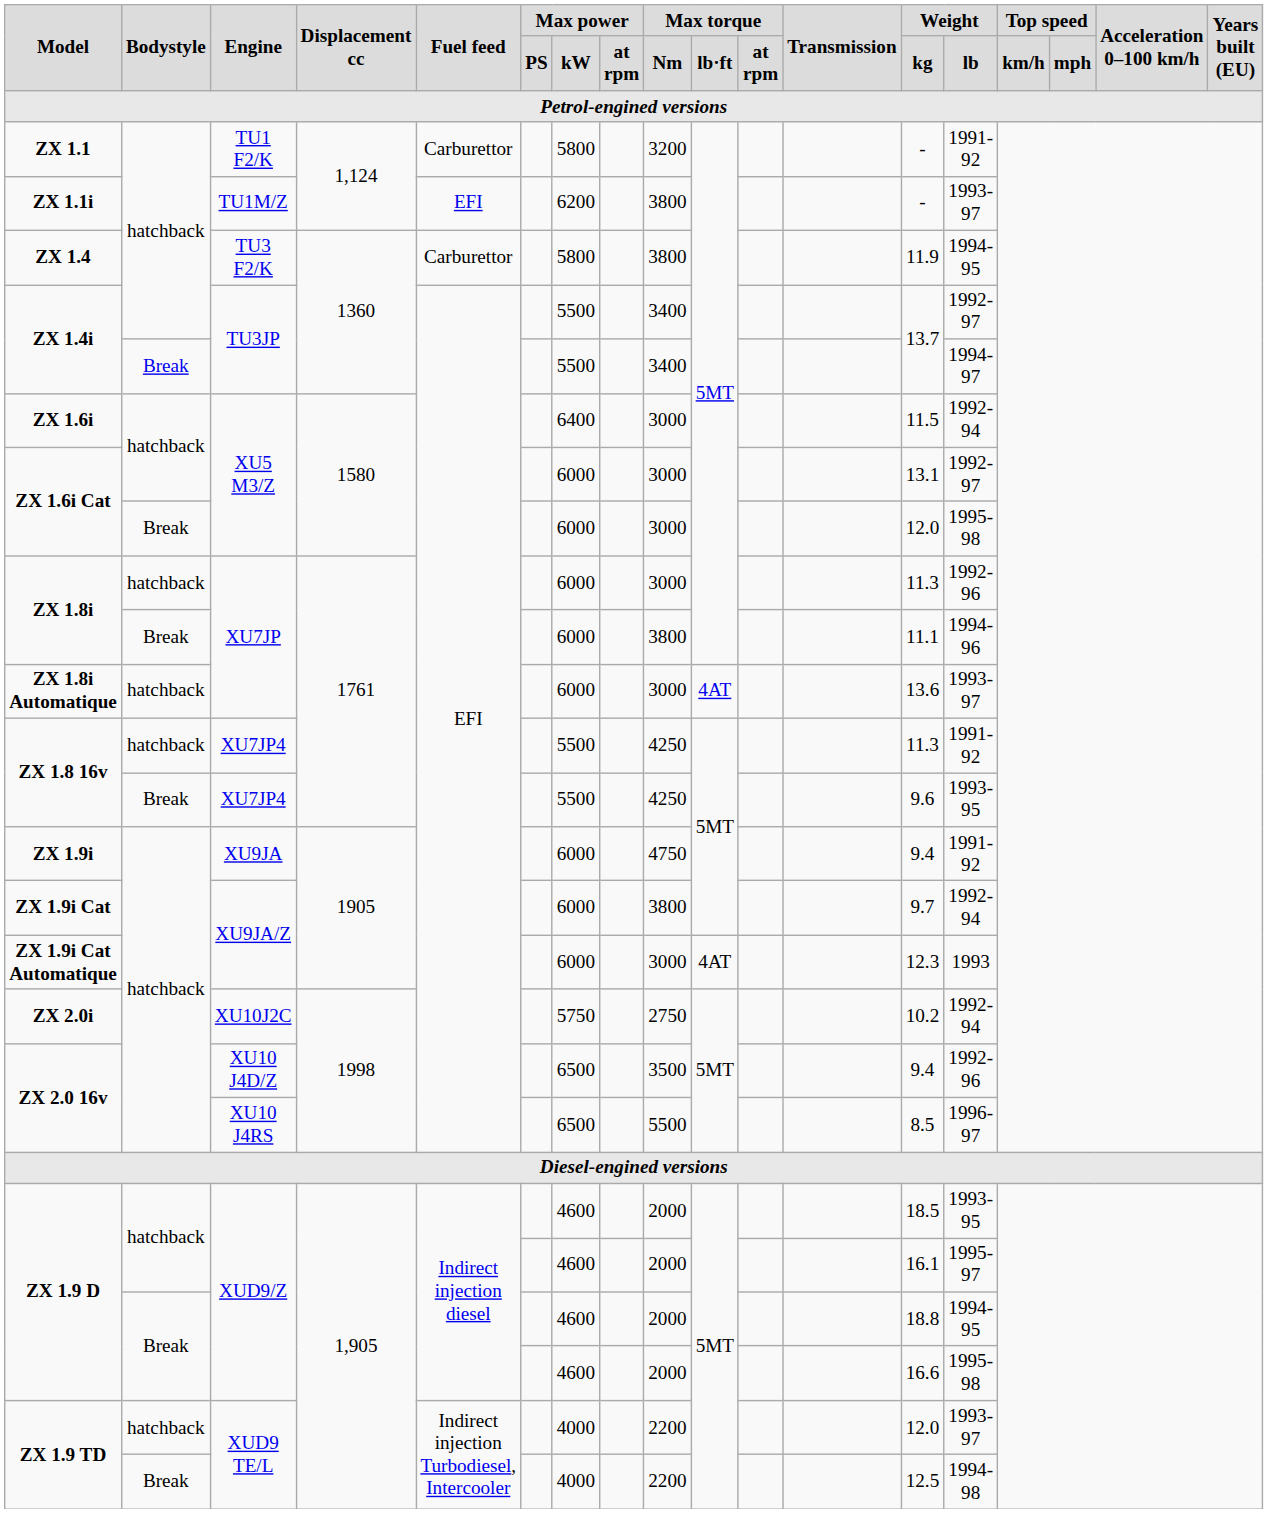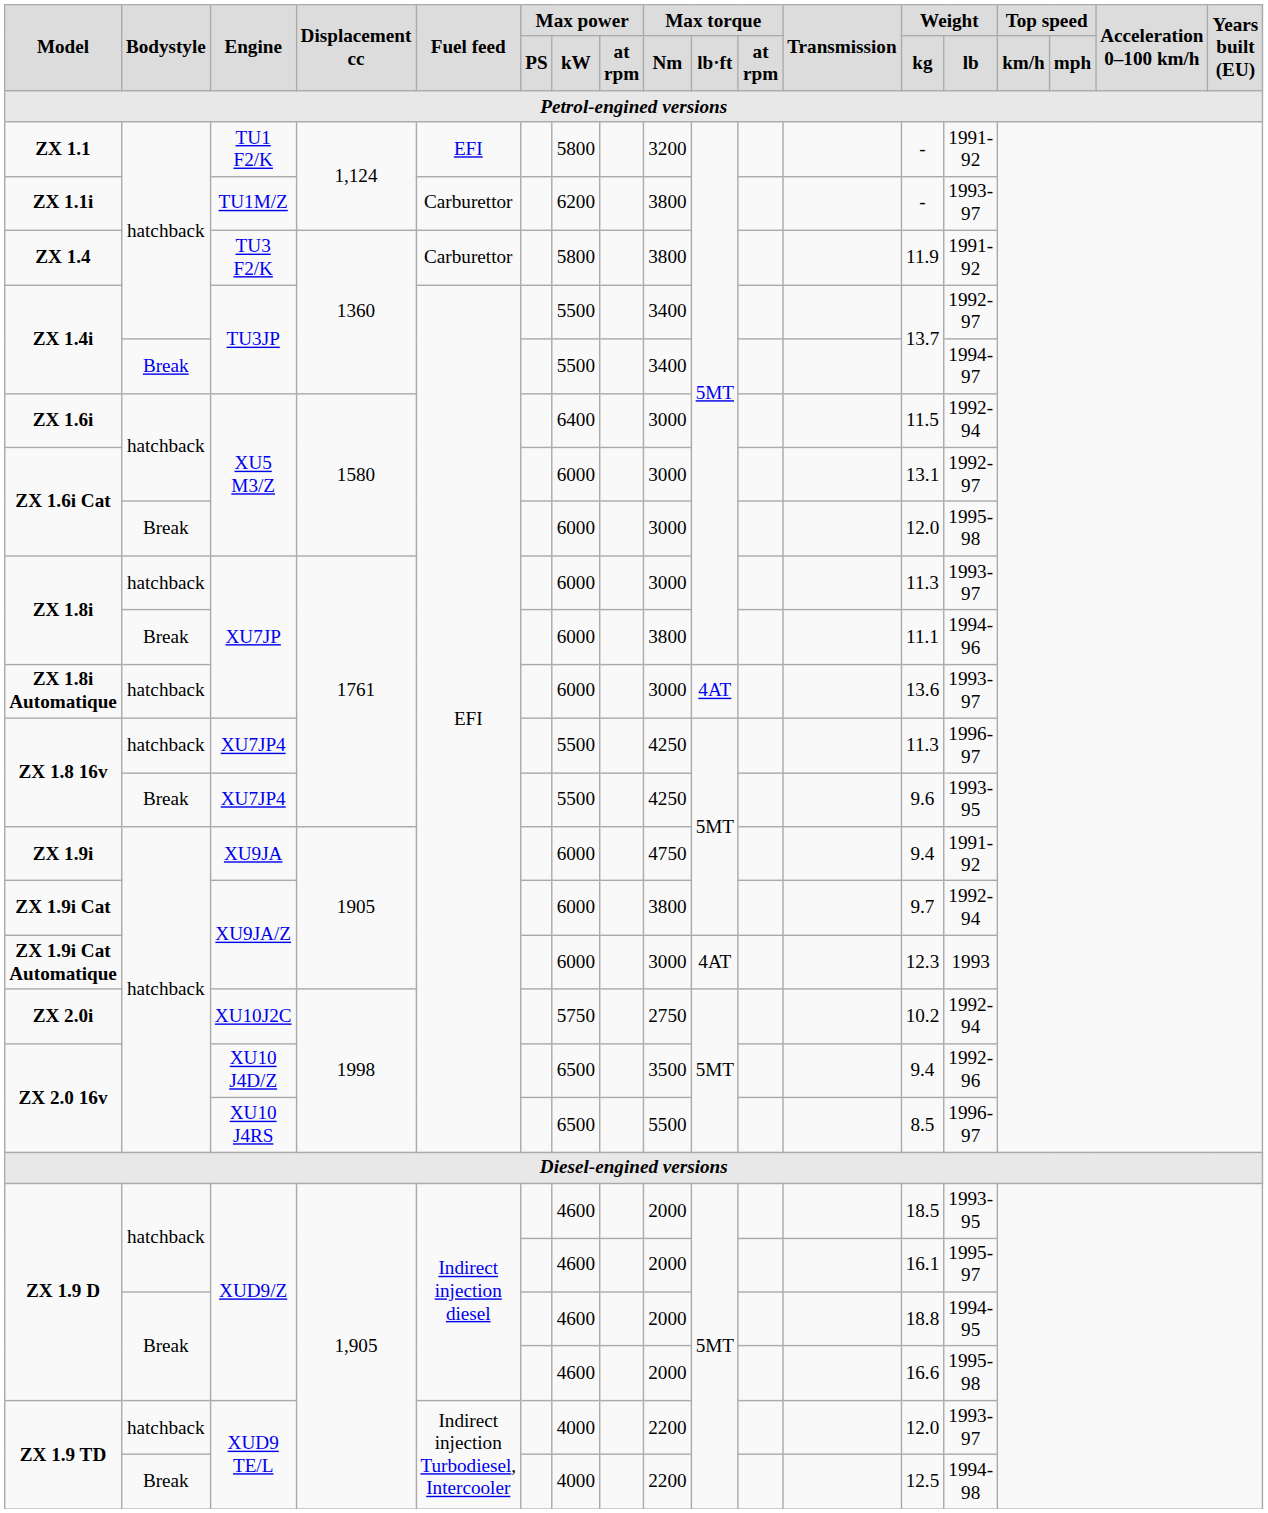(468, 148) Carburettor -> (468, 148) EFI
(468, 202) EFI -> (468, 202) Carburettor
(971, 257) 1994-95 -> (971, 257) 1991-92
(971, 582) 1992-96 -> (971, 582) 1993-97
(971, 744) 1991-92 -> (971, 744) 1996-97
